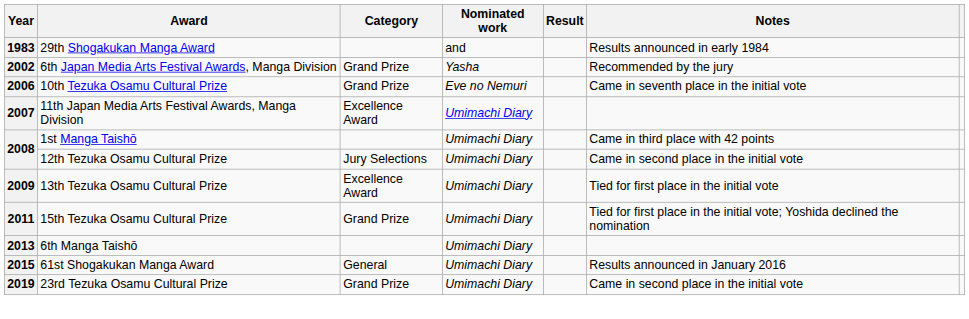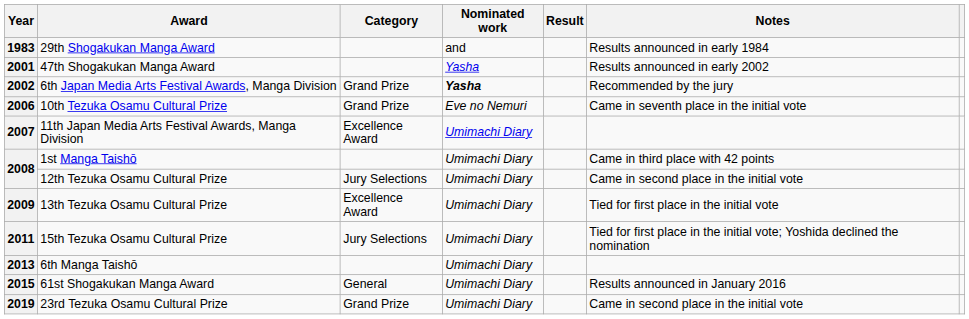+ row: (21, 67)
(462, 67) normal -> (463, 86) bold
(376, 219) Grand Prize -> (385, 238) Jury Selections
